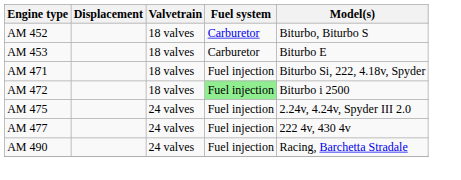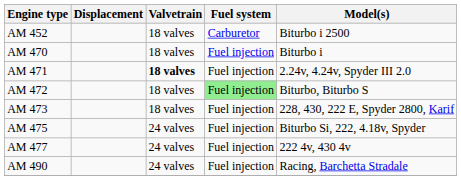(324, 33) Biturbo, Biturbo S -> (314, 33) Biturbo i 2500
- row: (27, 52)
+ row: (27, 52)
(171, 71) normal -> (172, 71) bold
(352, 71) Biturbo Si, 222, 4.18v, Spyder -> (345, 71) 2.24v, 4.24v, Spyder III 2.0
(314, 90) Biturbo i 2500 -> (324, 90) Biturbo, Biturbo S
+ row: (27, 109)
(345, 109) 2.24v, 4.24v, Spyder III 2.0 -> (352, 128) Biturbo Si, 222, 4.18v, Spyder
